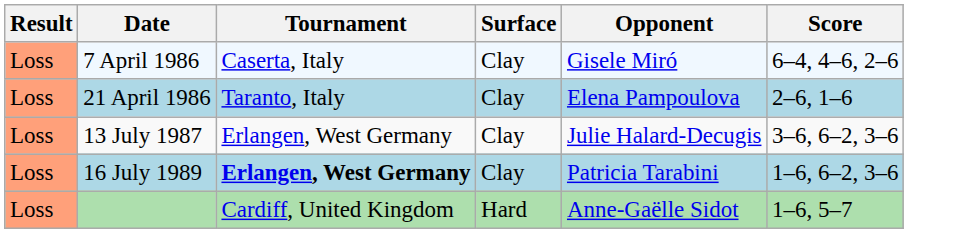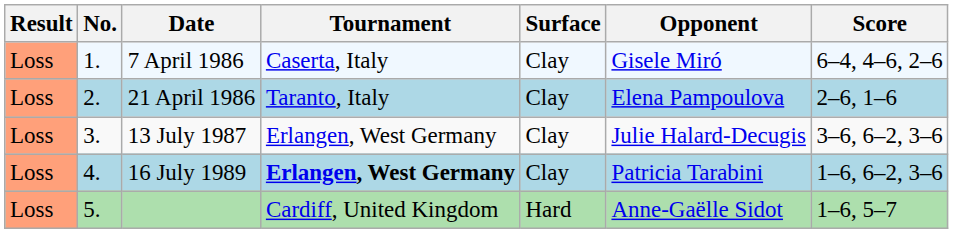+ column: (100, 22)
